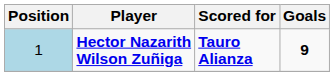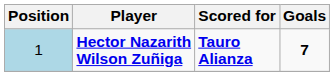(305, 50) 9 -> (305, 50) 7
